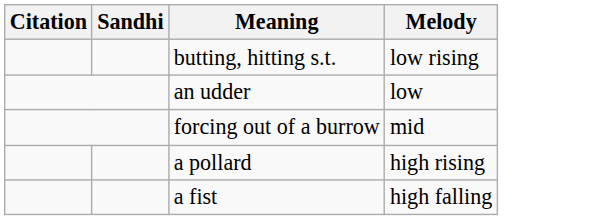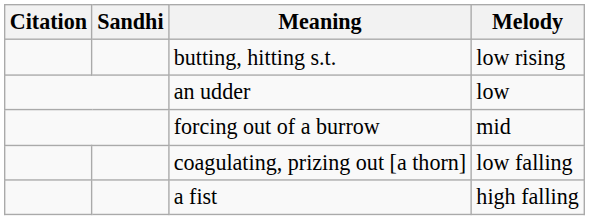- row: (213, 162)
+ row: (320, 162)
